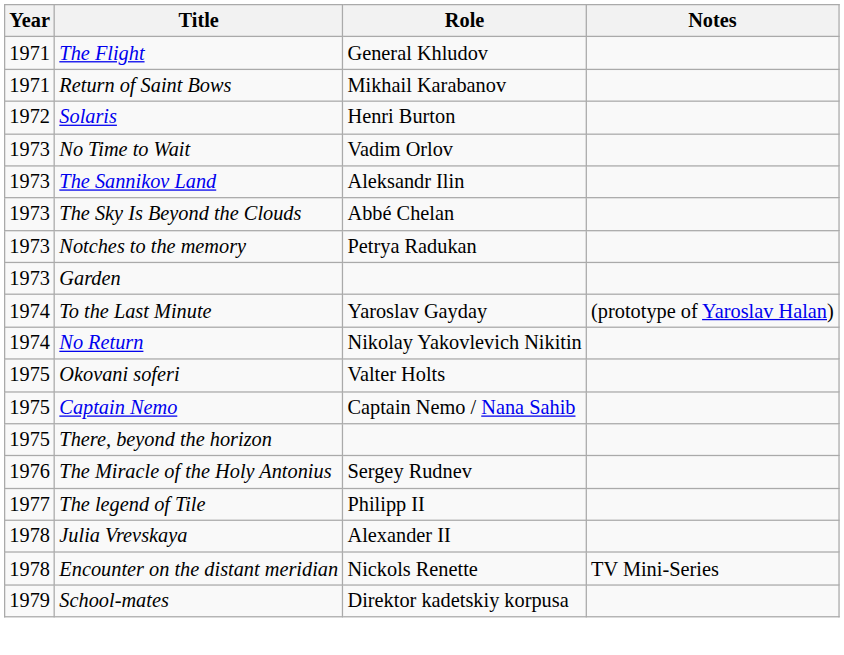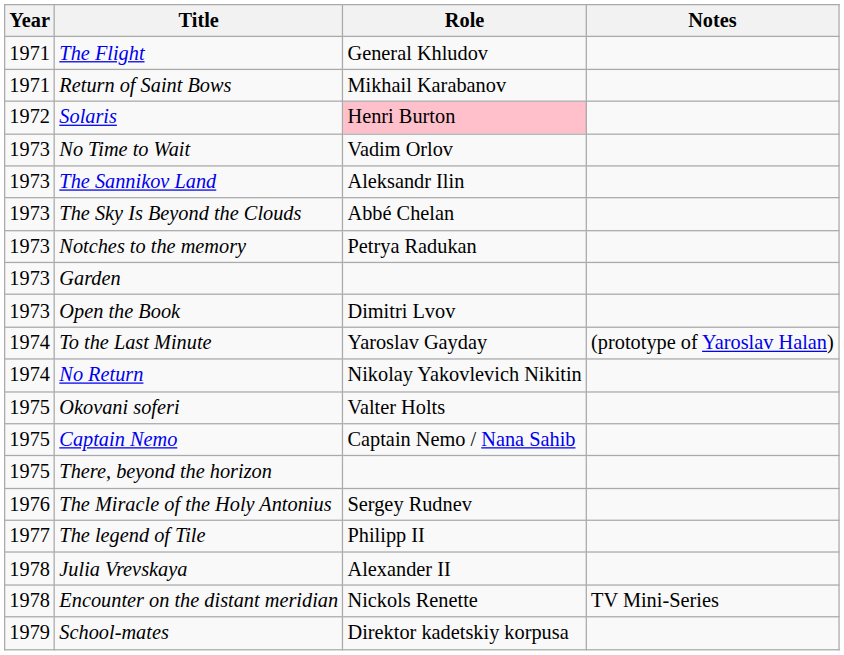(401, 117) no background -> (401, 117) pink background
+ row: (120, 310)
